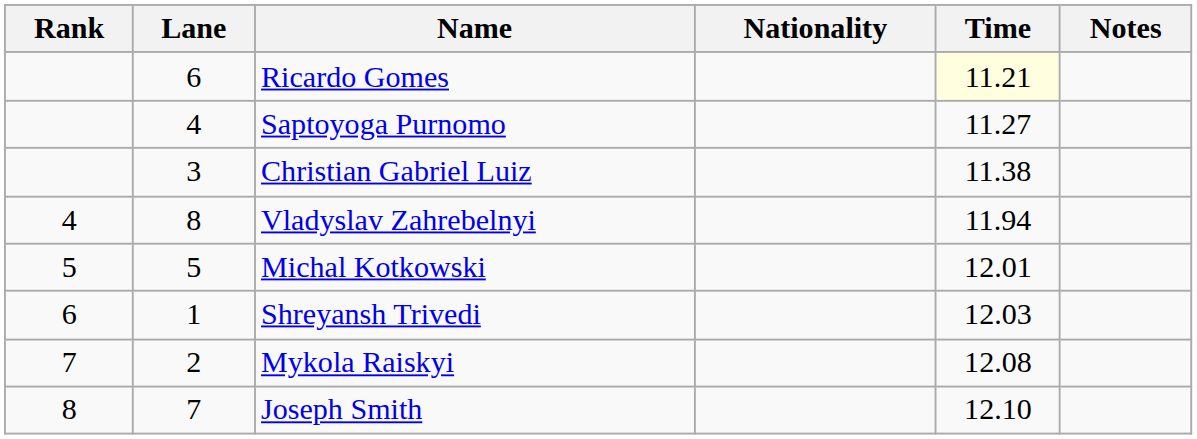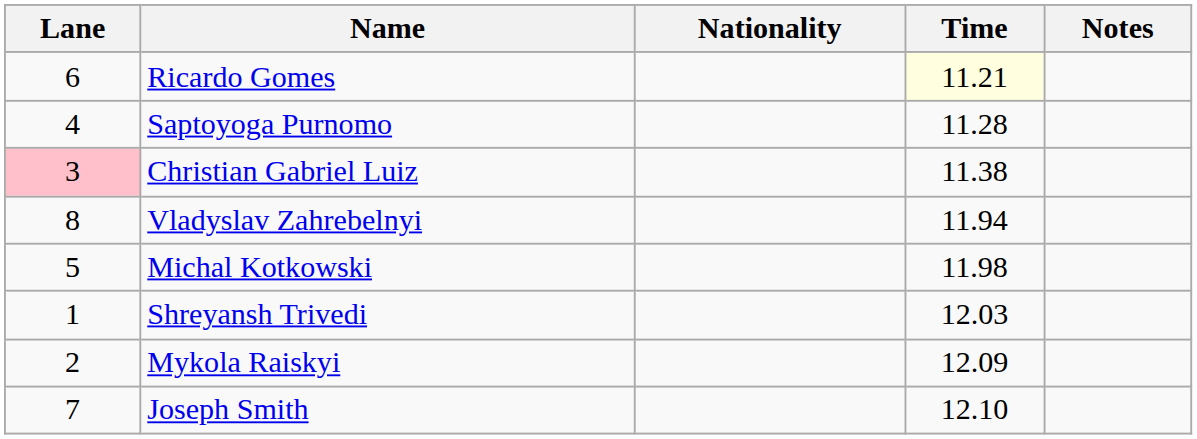- column: (69, 28)
(998, 123) 11.27 -> (975, 123) 11.28
(194, 171) no background -> (73, 171) pink background
(998, 266) 12.01 -> (975, 266) 11.98
(998, 362) 12.08 -> (975, 362) 12.09
